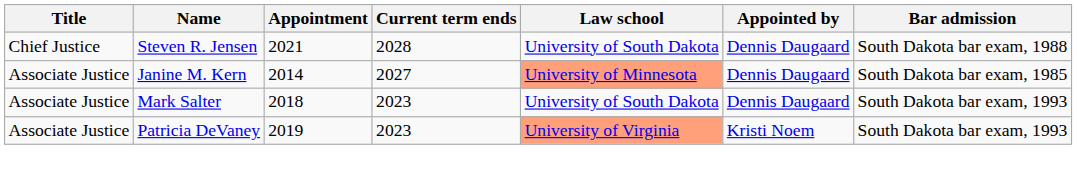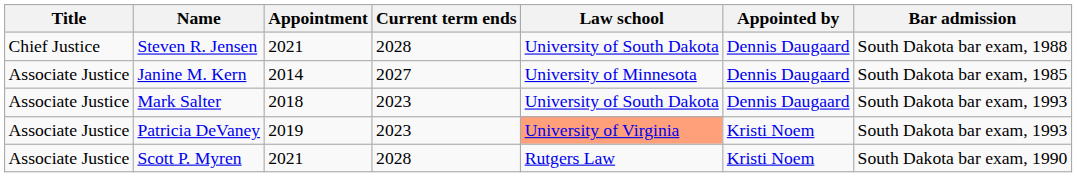(611, 74) lightsalmon background -> (611, 74) no background
+ row: (190, 158)
